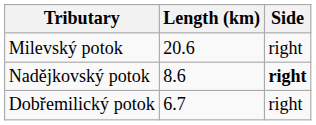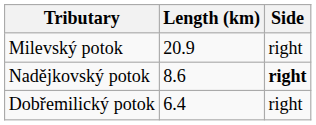(179, 47) 20.6 -> (179, 47) 20.9
(174, 104) 6.7 -> (174, 104) 6.4
